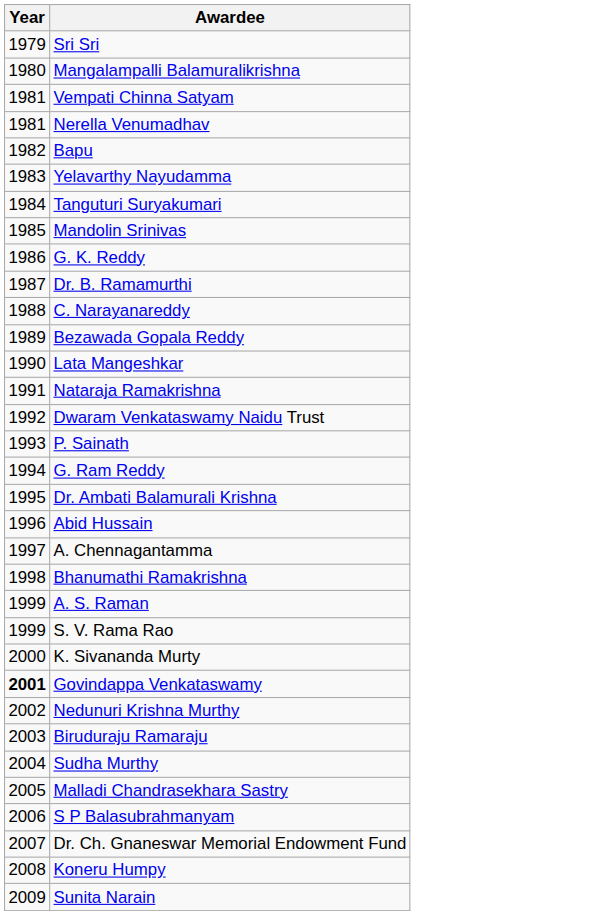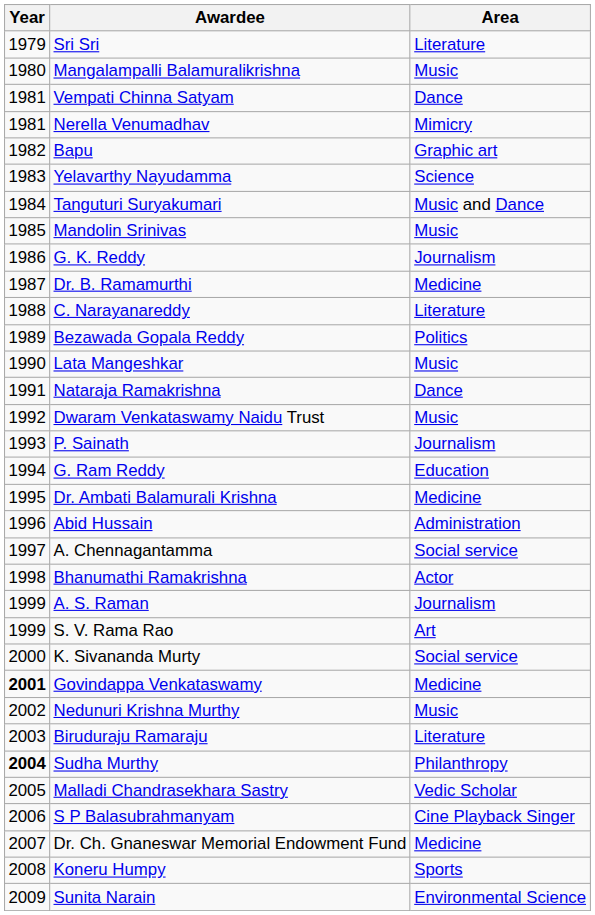+ column: (500, 17)
(27, 763) normal -> (27, 763) bold
